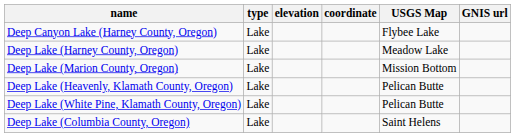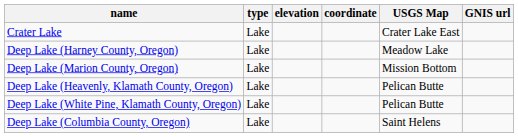+ row: (34, 31)
- row: (112, 31)
